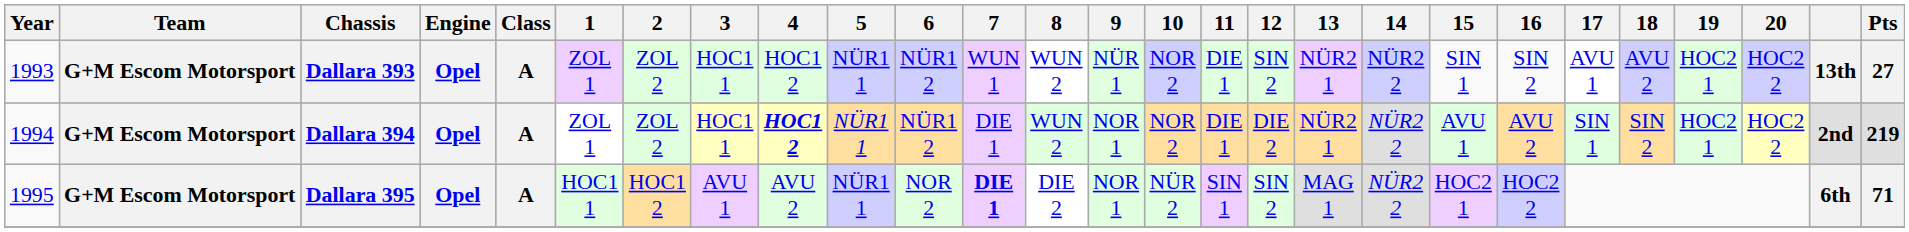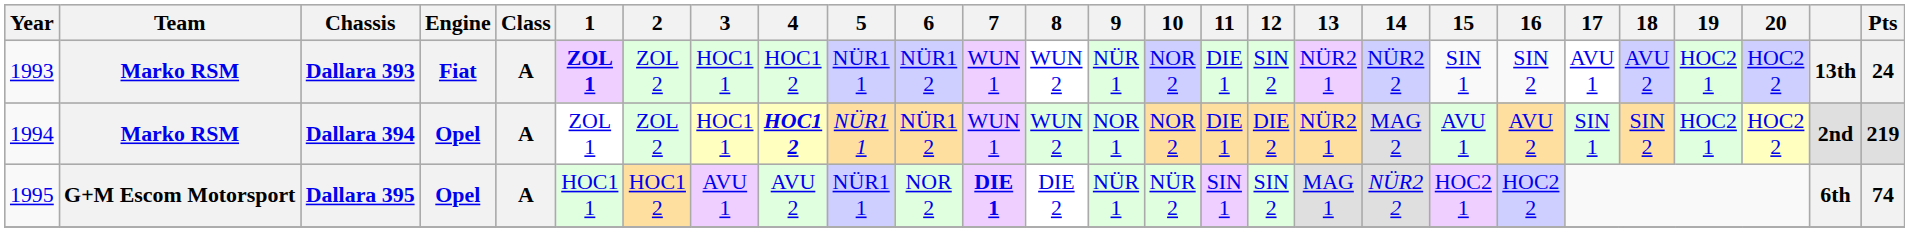(180, 71) G+M Escom Motorsport -> (180, 71) Marko RSM
(458, 71) Opel -> (458, 71) Fiat
(590, 71) normal -> (590, 71) bold
(1883, 71) 27 -> (1883, 71) 24
(180, 133) G+M Escom Motorsport -> (180, 133) Marko RSM
(994, 133) DIE 1 -> (994, 133) WUN 1
(1396, 133) NÜR2 2 -> (1396, 133) MAG 2
(1116, 194) NOR 1 -> (1116, 194) NÜR 1
(1883, 194) 71 -> (1883, 194) 74
